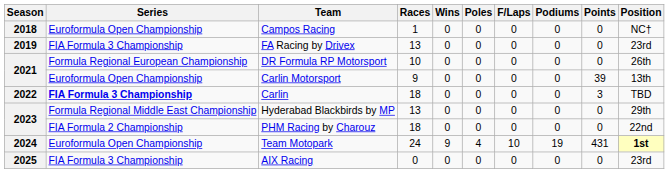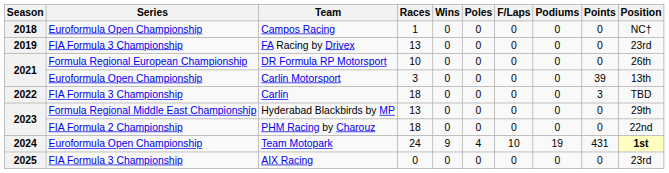(415, 78) 9 -> (415, 78) 3
(120, 95) bold -> (116, 95) normal
